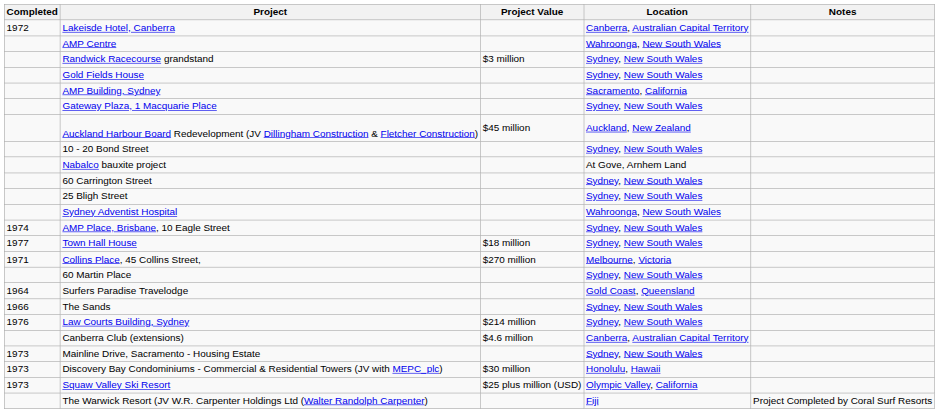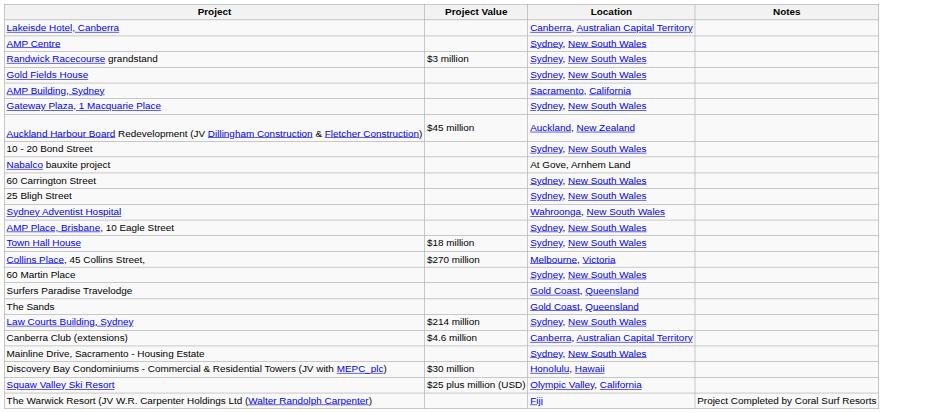- column: (32, 12)
(653, 43) Wahroonga, New South Wales -> (588, 43) Sydney, New South Wales
(644, 306) Sydney, New South Wales -> (584, 306) Gold Coast, Queensland
